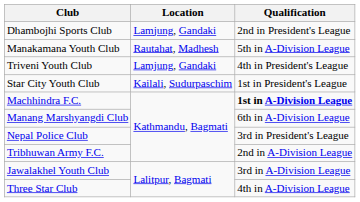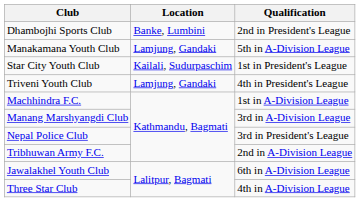(175, 30) Lamjung, Gandaki -> (169, 30) Banke, Lumbini
(176, 48) Rautahat, Madhesh -> (175, 48) Lamjung, Gandaki
rows swapped: (53, 83) <-> (49, 65)
(295, 100) bold -> (293, 100) normal
(293, 118) 6th in A-Division League -> (294, 118) 3rd in A-Division League
(294, 170) 3rd in A-Division League -> (293, 170) 6th in A-Division League
